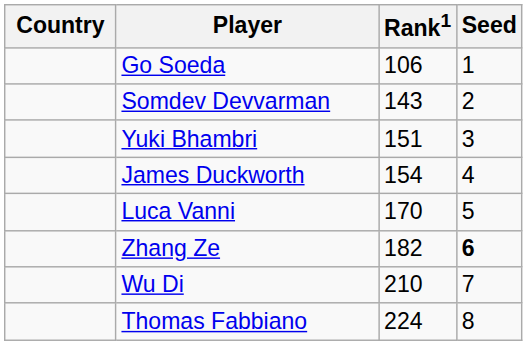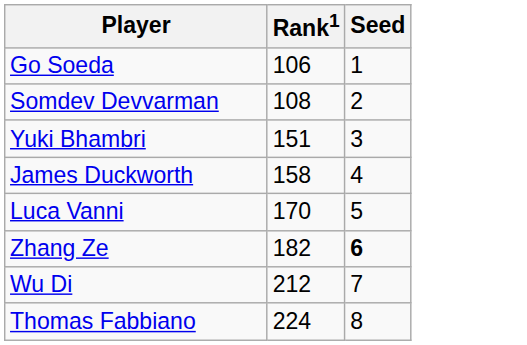- column: (60, 25)
(403, 102) 143 -> (292, 102) 108
(403, 175) 154 -> (292, 175) 158
(403, 284) 210 -> (292, 284) 212
